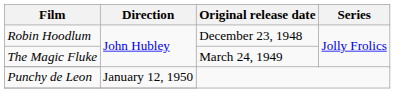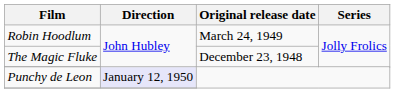(251, 35) December 23, 1948 -> (241, 35) March 24, 1949
(241, 56) March 24, 1949 -> (251, 56) December 23, 1948
(148, 77) no background -> (148, 77) lavender background
